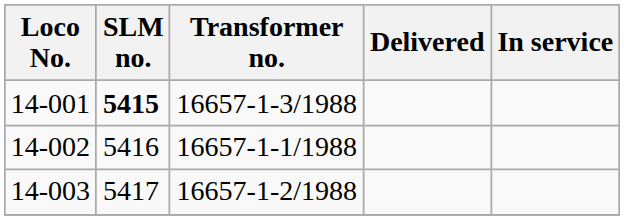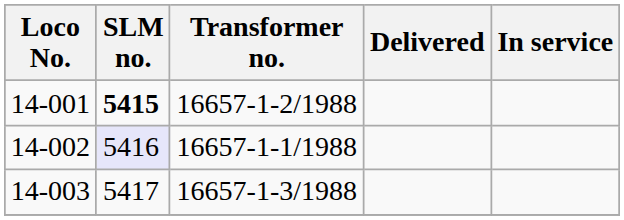(267, 102) 16657-1-3/1988 -> (267, 102) 16657-1-2/1988
(131, 147) no background -> (131, 147) lavender background
(267, 191) 16657-1-2/1988 -> (267, 191) 16657-1-3/1988
